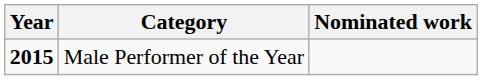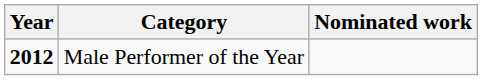(32, 56) 2015 -> (32, 56) 2012
